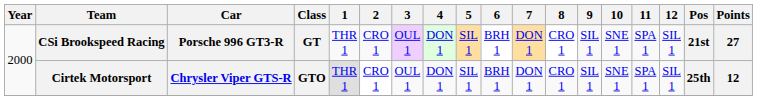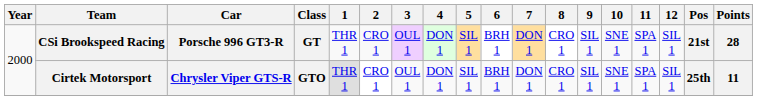(733, 42) 27 -> (733, 42) 28
(733, 77) 12 -> (733, 77) 11
